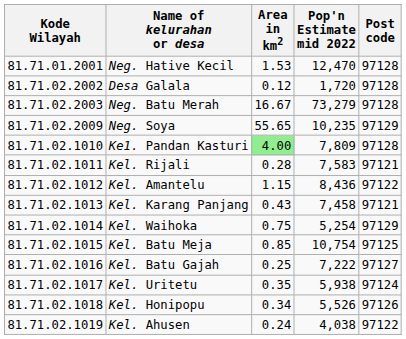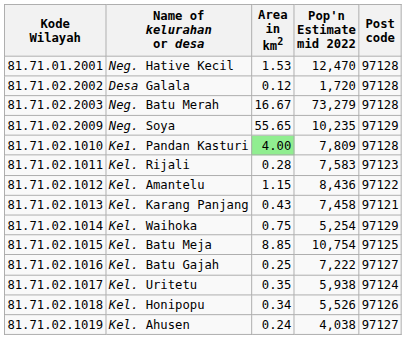(380, 165) 97121 -> (380, 165) 97123
(277, 245) 0.85 -> (277, 245) 8.85
(380, 325) 97122 -> (380, 325) 97127
